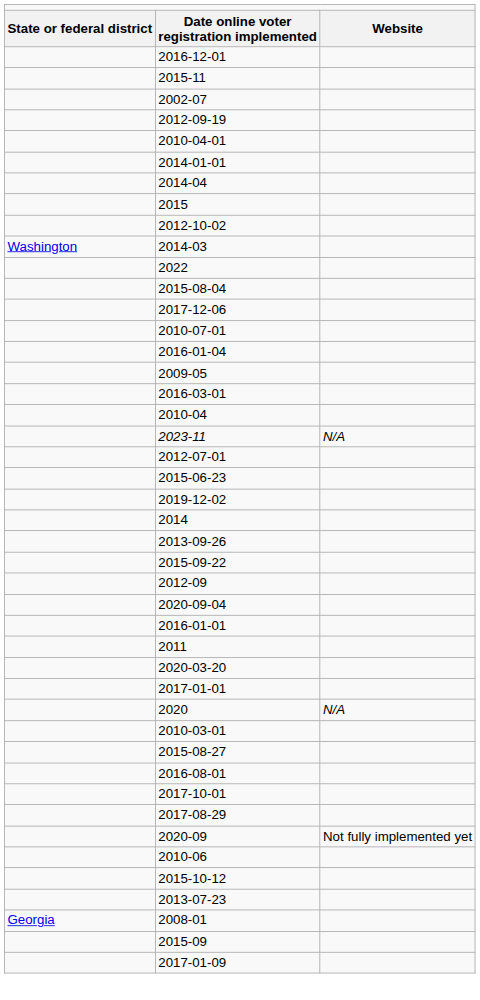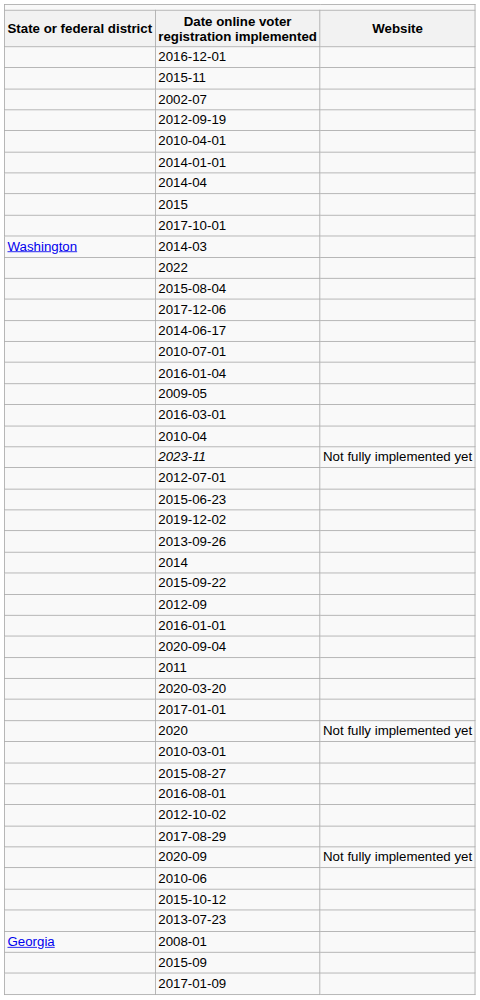rows swapped: (192, 794) <-> (192, 225)
+ row: (192, 330)
(334, 436) N/A -> (398, 457) Not fully implemented yet
rows swapped: (192, 541) <-> (173, 520)
rows swapped: (192, 604) <-> (192, 625)
(334, 710) N/A -> (398, 731) Not fully implemented yet
